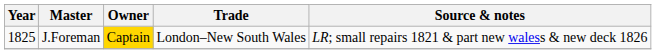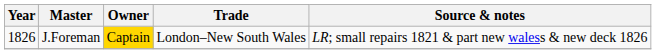(22, 37) 1825 -> (22, 37) 1826
